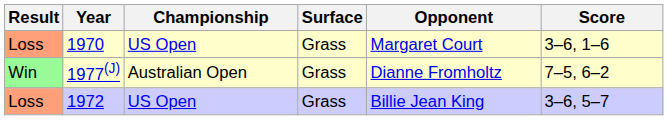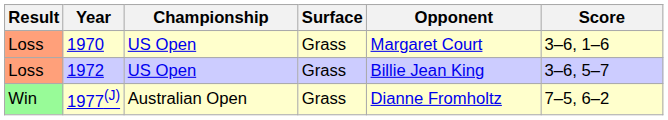rows swapped: (85, 101) <-> (93, 72)
